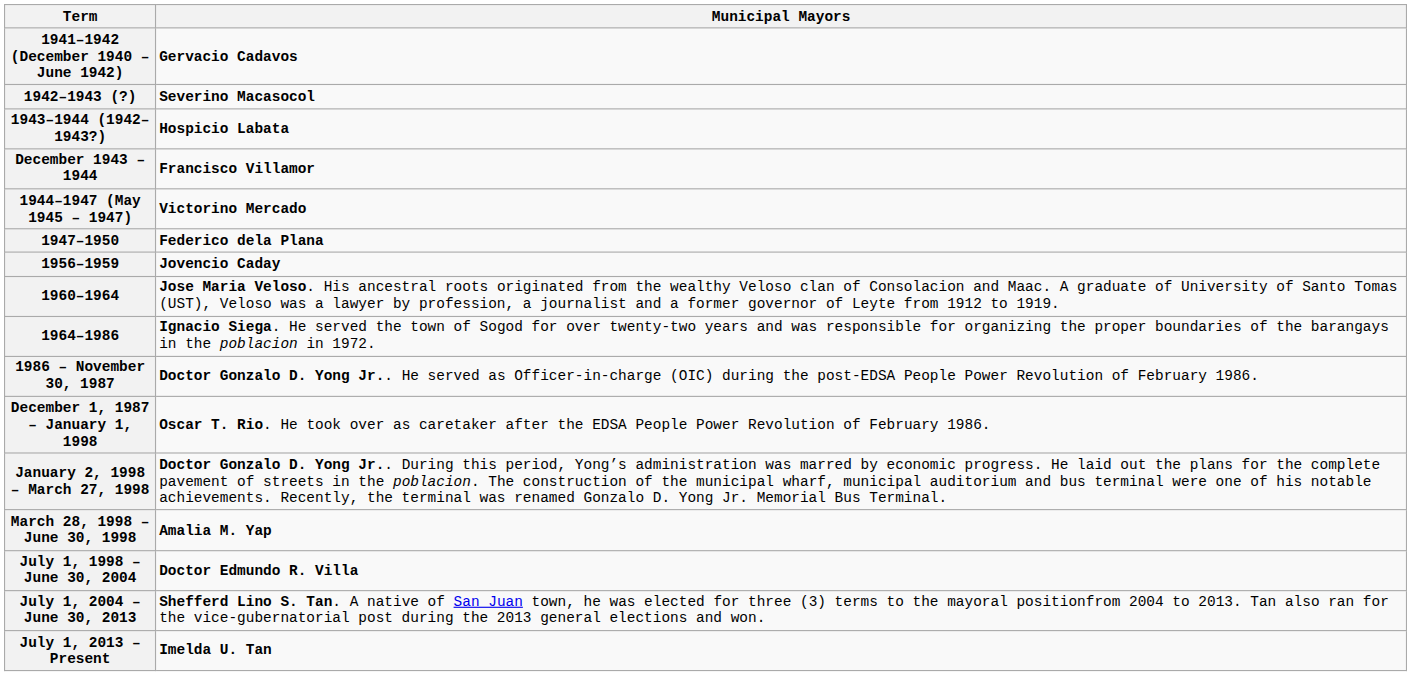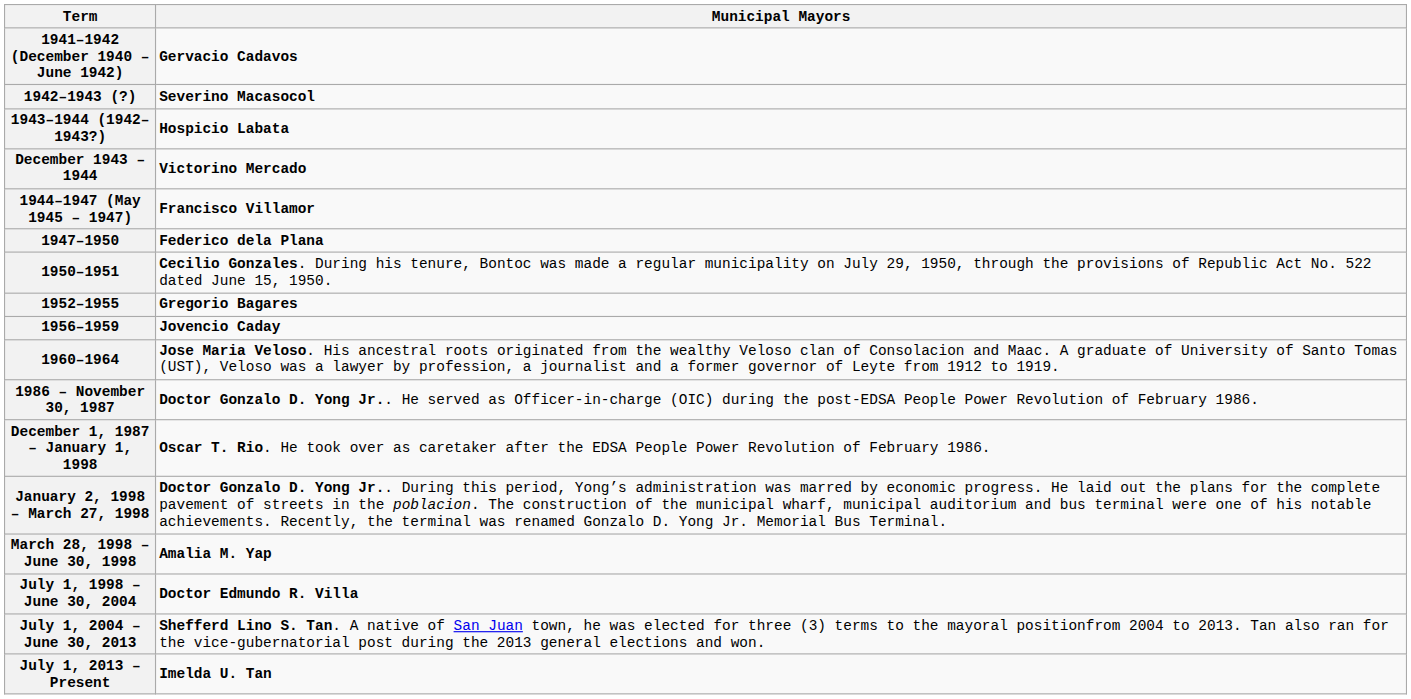(237, 169) Francisco Villamor -> (233, 169) Victorino Mercado
(233, 209) Victorino Mercado -> (237, 209) Francisco Villamor
+ row: (80, 273)
+ row: (80, 304)
- row: (80, 336)
